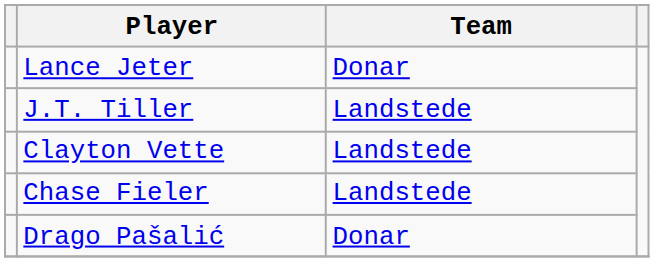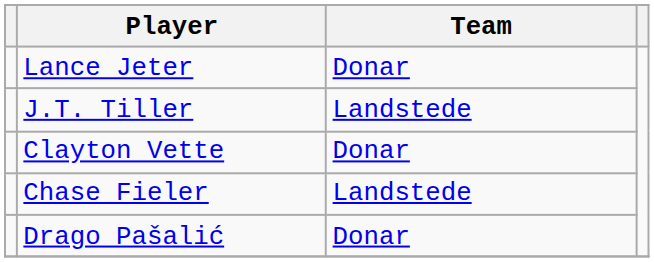(402, 152) Landstede -> (371, 152) Donar
